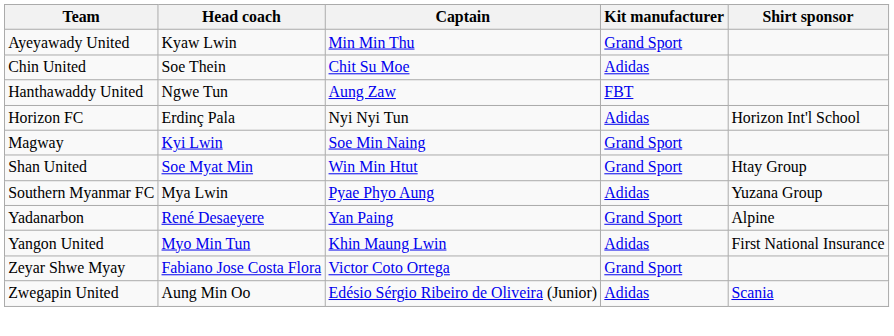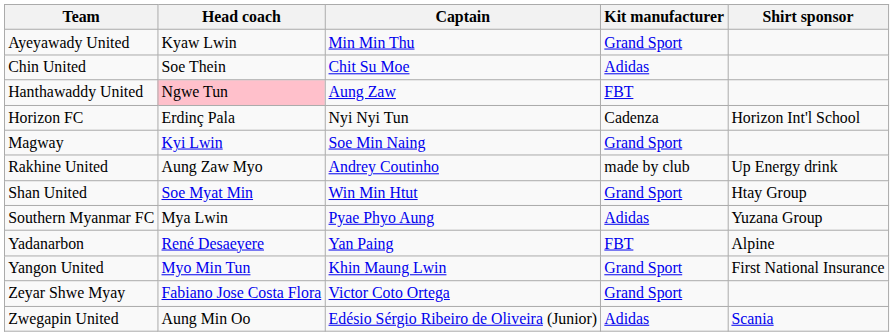(195, 92) no background -> (195, 92) pink background
(627, 117) Adidas -> (632, 117) Cadenza
+ row: (58, 167)
(643, 218) Grand Sport -> (619, 243) FBT
(627, 243) Adidas -> (643, 268) Grand Sport
